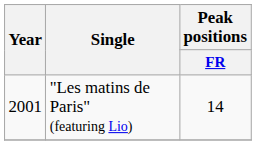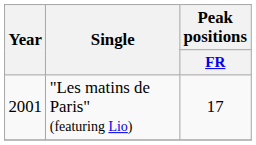(215, 107) 14 -> (215, 107) 17
